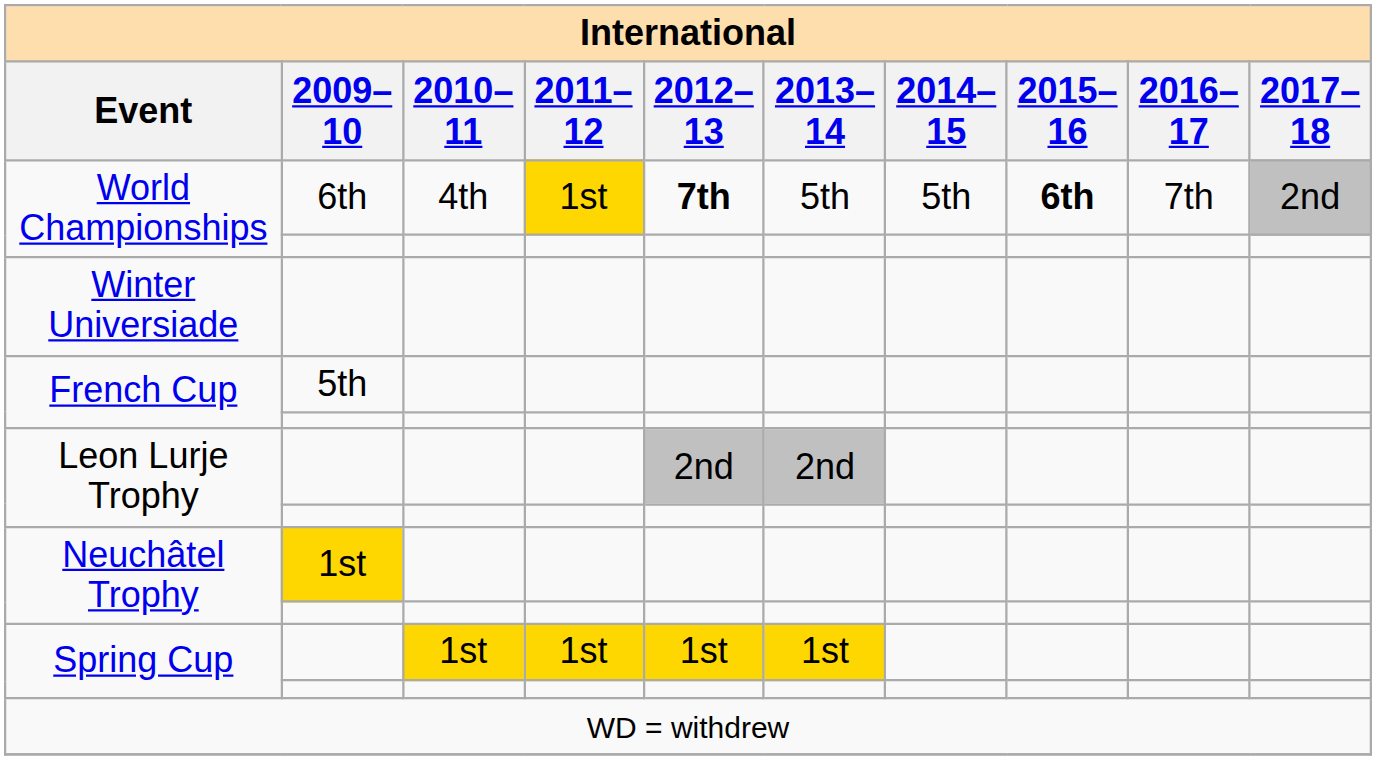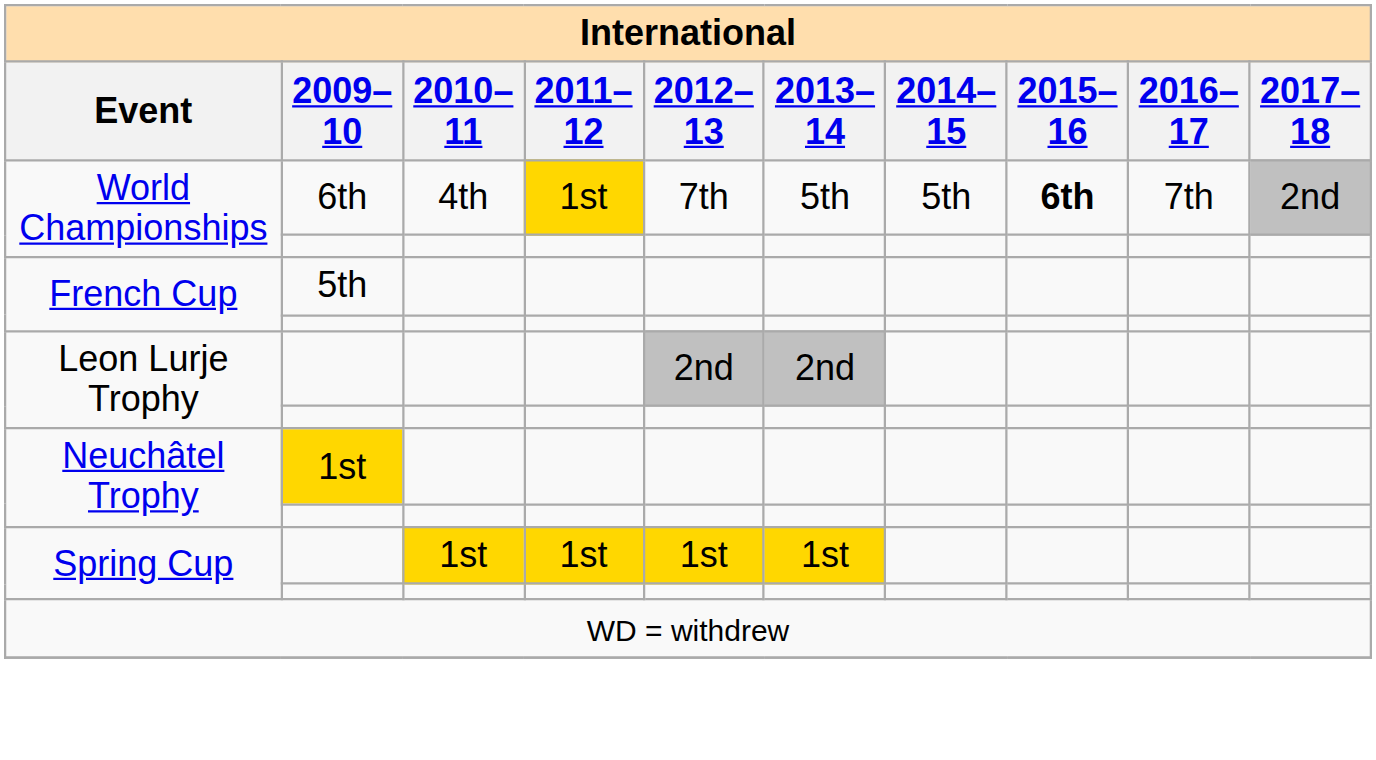(704, 196) bold -> (704, 196) normal
- row: (143, 305)
